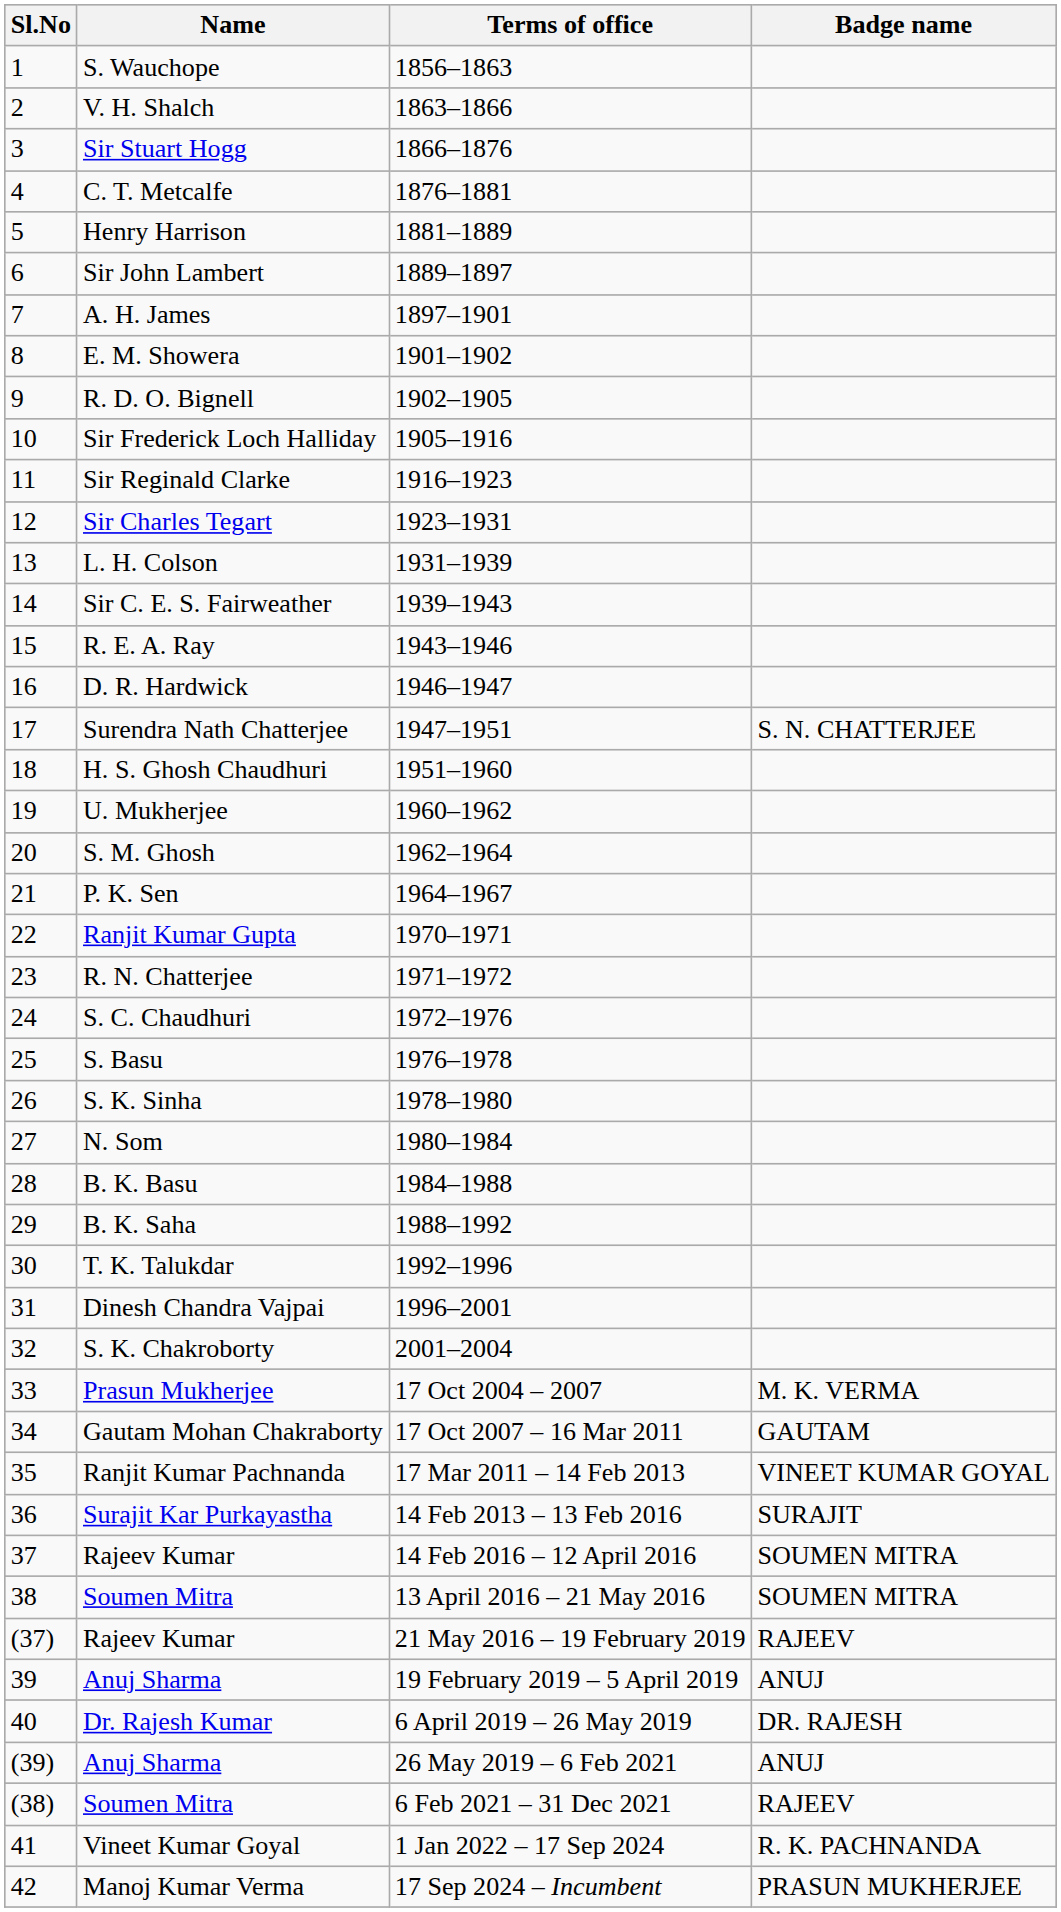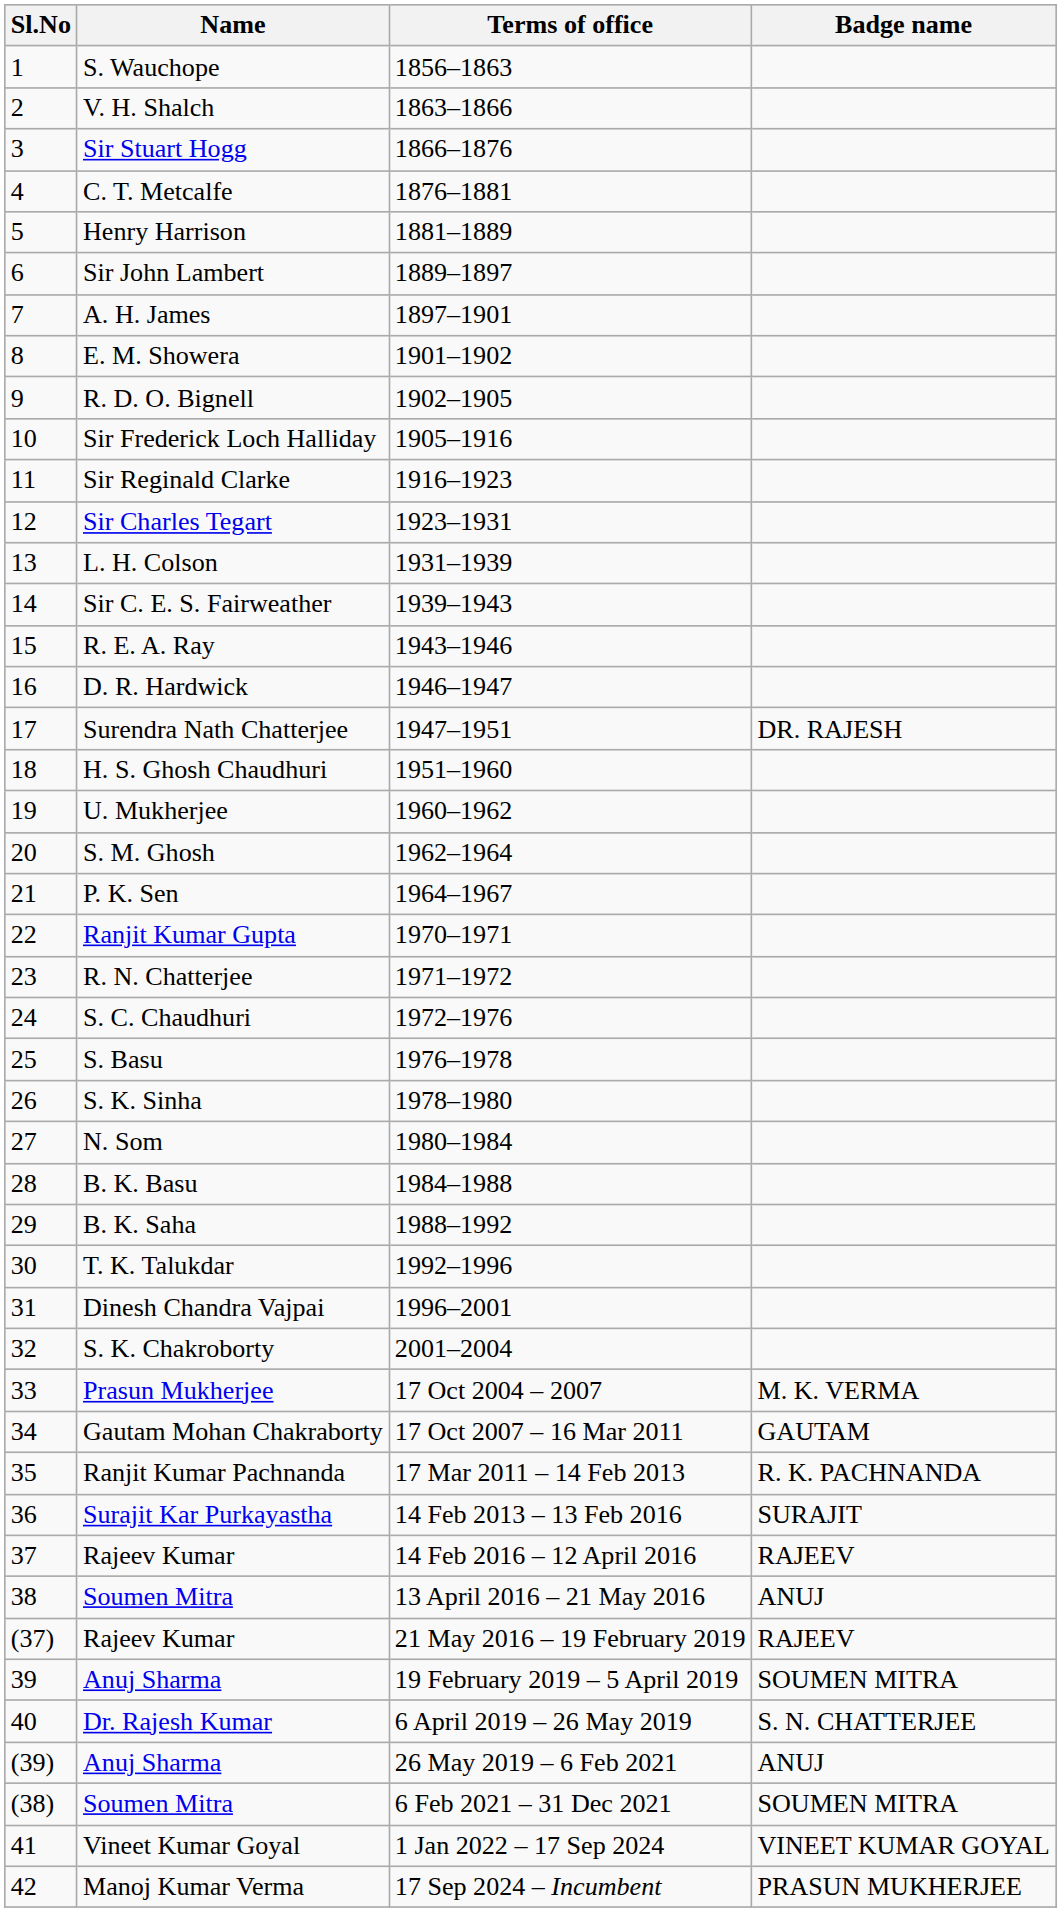(867, 728) S. N. CHATTERJEE -> (830, 728) DR. RAJESH
(904, 1472) VINEET KUMAR GOYAL -> (869, 1472) R. K. PACHNANDA
(858, 1555) SOUMEN MITRA -> (806, 1555) RAJEEV
(858, 1596) SOUMEN MITRA -> (791, 1596) ANUJ
(791, 1679) ANUJ -> (858, 1679) SOUMEN MITRA
(830, 1720) DR. RAJESH -> (867, 1720) S. N. CHATTERJEE
(806, 1803) RAJEEV -> (858, 1803) SOUMEN MITRA
(869, 1845) R. K. PACHNANDA -> (904, 1845) VINEET KUMAR GOYAL
